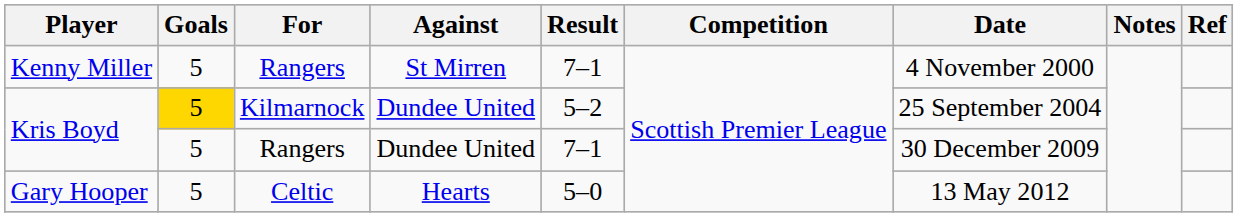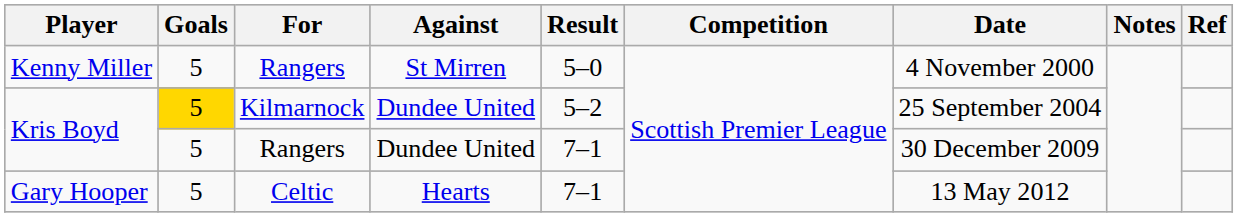(583, 66) 7–1 -> (583, 66) 5–0
(583, 190) 5–0 -> (583, 190) 7–1
